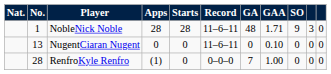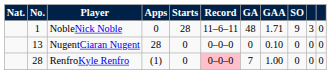(156, 28) 28 -> (156, 28) 0
(156, 45) 0 -> (156, 45) 28
(220, 45) 11–6–11 -> (220, 45) 0–0–0
(220, 61) no background -> (220, 61) pink background
